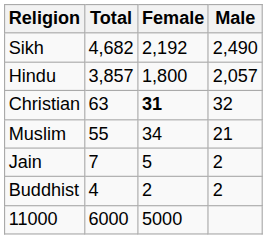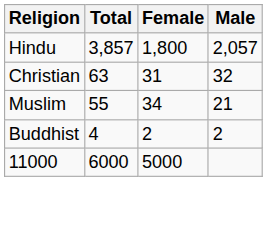- row: (26, 47)
(152, 104) bold -> (152, 76) normal
- row: (25, 162)
